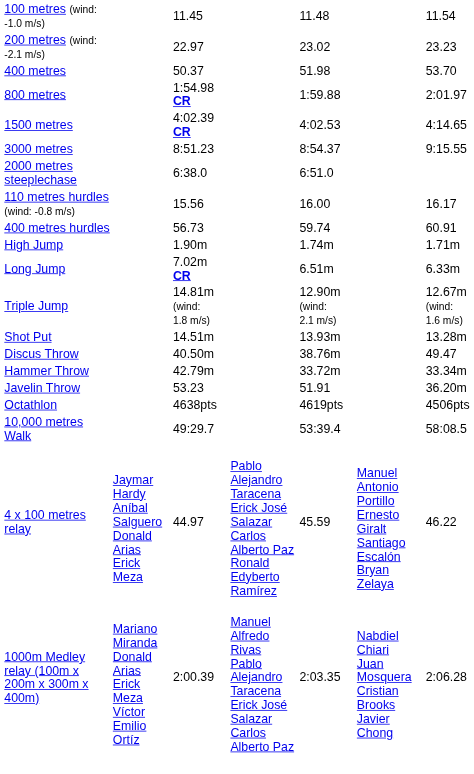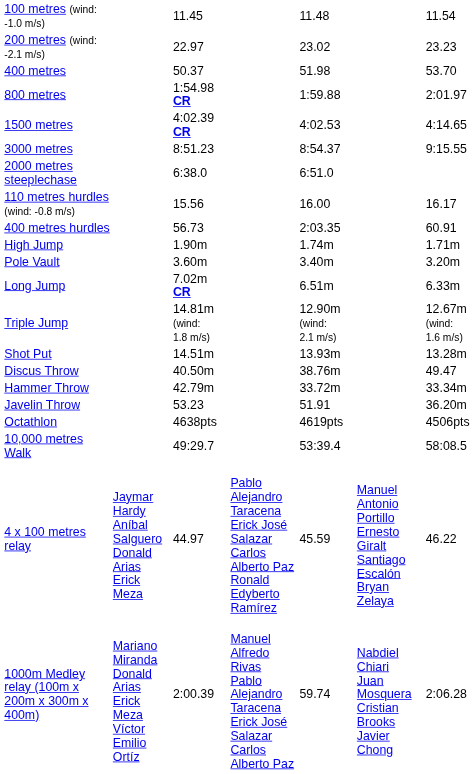(315, 228) 59.74 -> (320, 228) 2:03.35
+ row: (32, 261)
(320, 677) 2:03.35 -> (315, 694) 59.74
